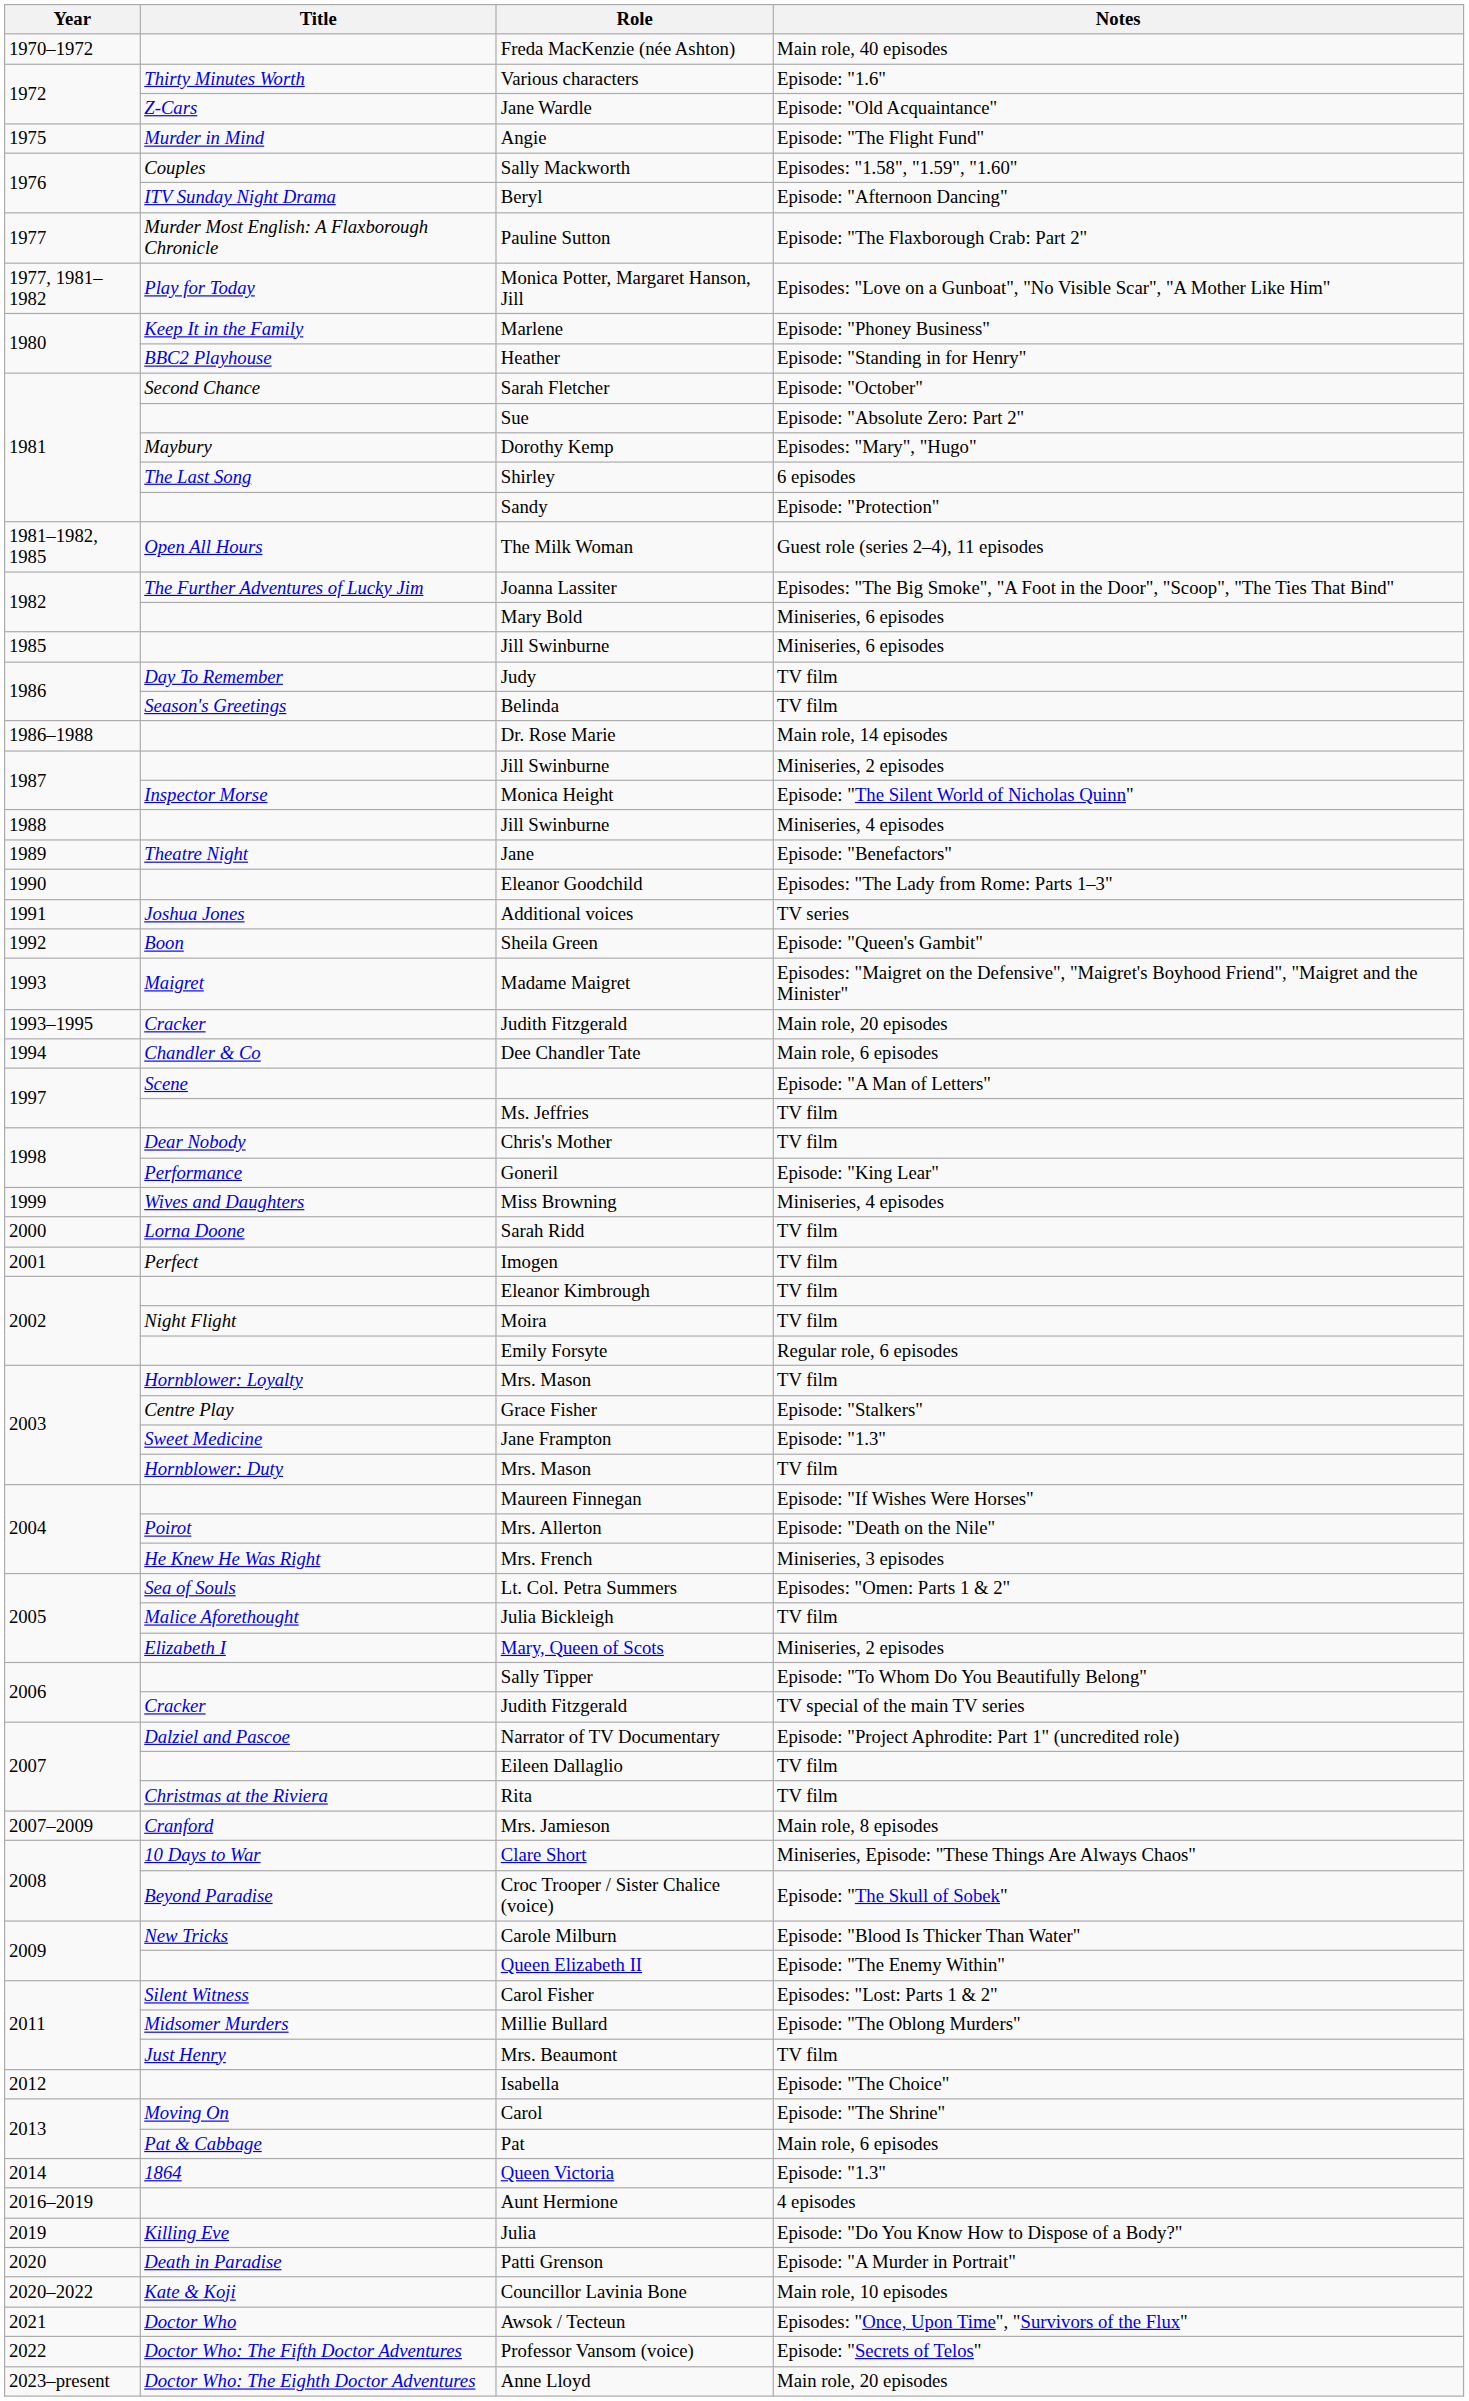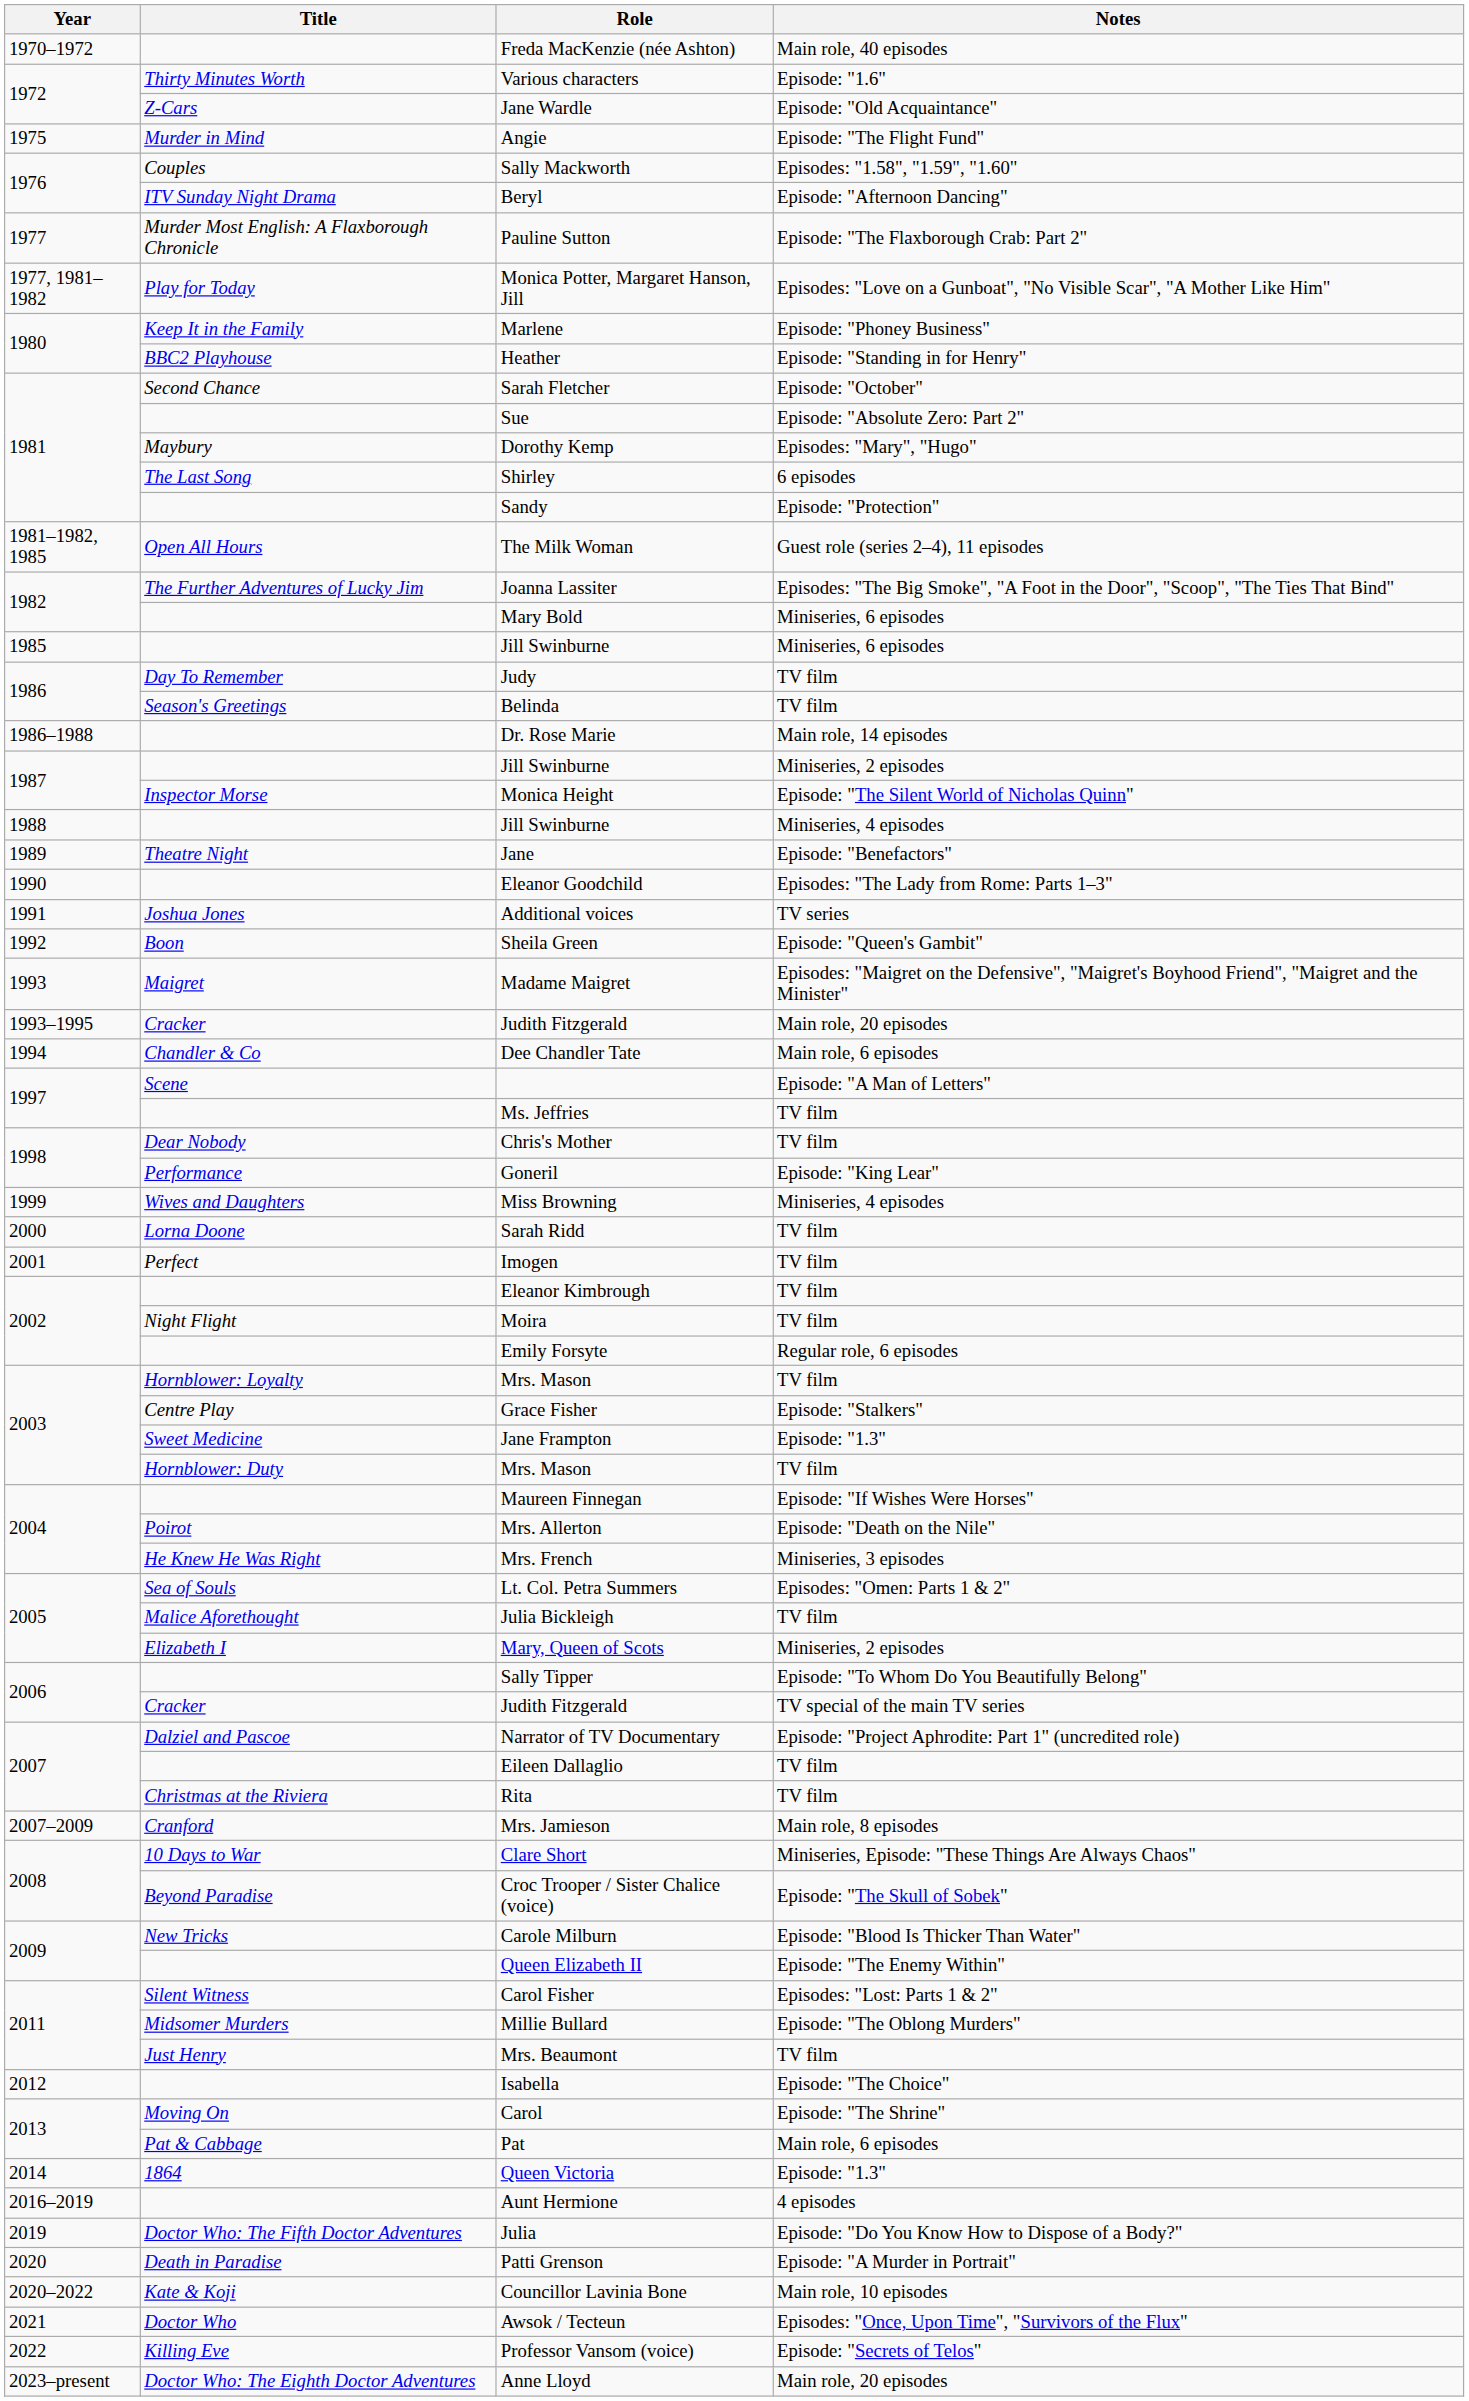(187, 2232) Killing Eve -> (303, 2232) Doctor Who: The Fifth Doctor Adventures
(303, 2351) Doctor Who: The Fifth Doctor Adventures -> (187, 2351) Killing Eve
